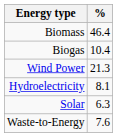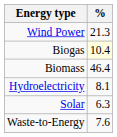rows swapped: (65, 31) <-> (56, 68)
(100, 50) no background -> (100, 50) lightyellow background
